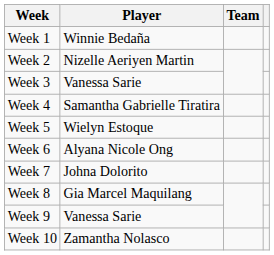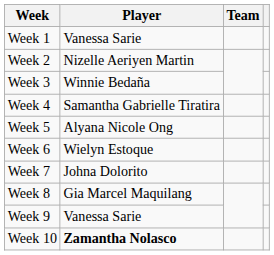(107, 37) Winnie Bedaña -> (102, 37) Vanessa Sarie
(102, 82) Vanessa Sarie -> (107, 82) Winnie Bedaña
(108, 127) Wielyn Estoque -> (118, 127) Alyana Nicole Ong
(118, 149) Alyana Nicole Ong -> (108, 149) Wielyn Estoque
(116, 238) normal -> (120, 238) bold
